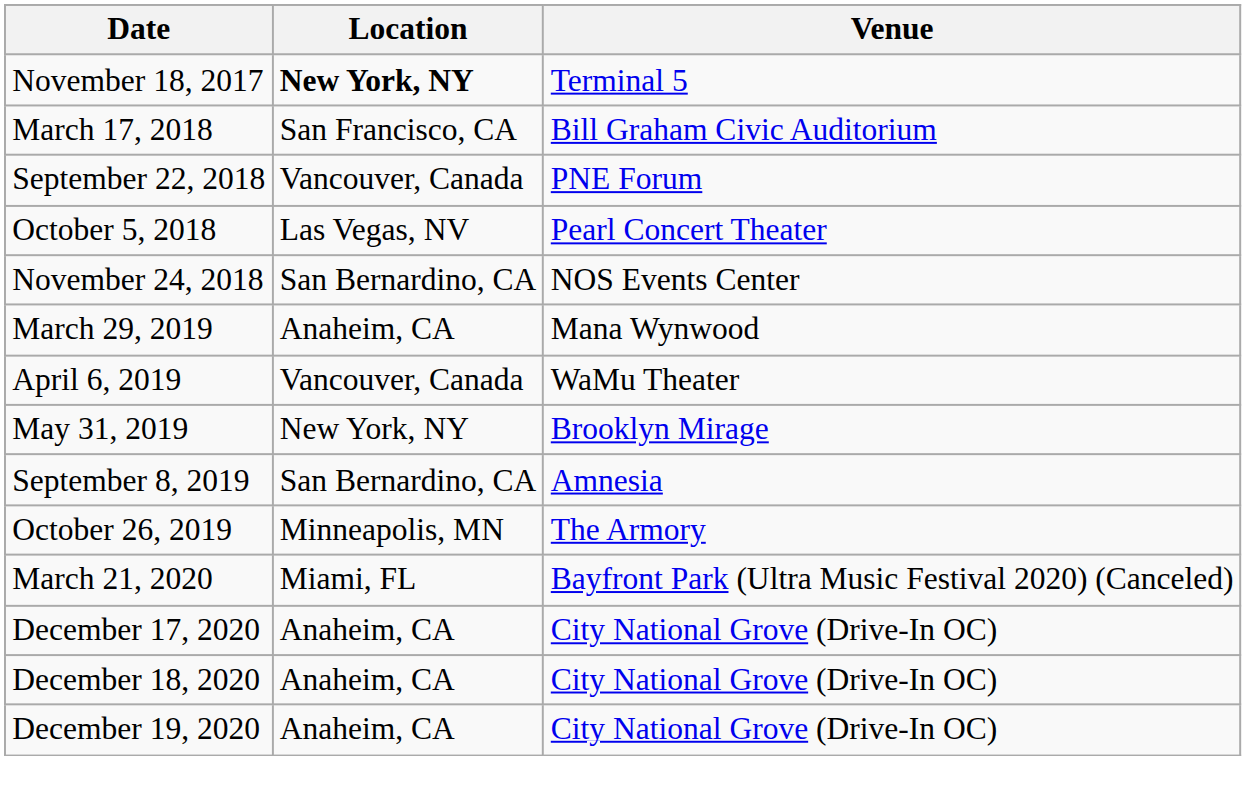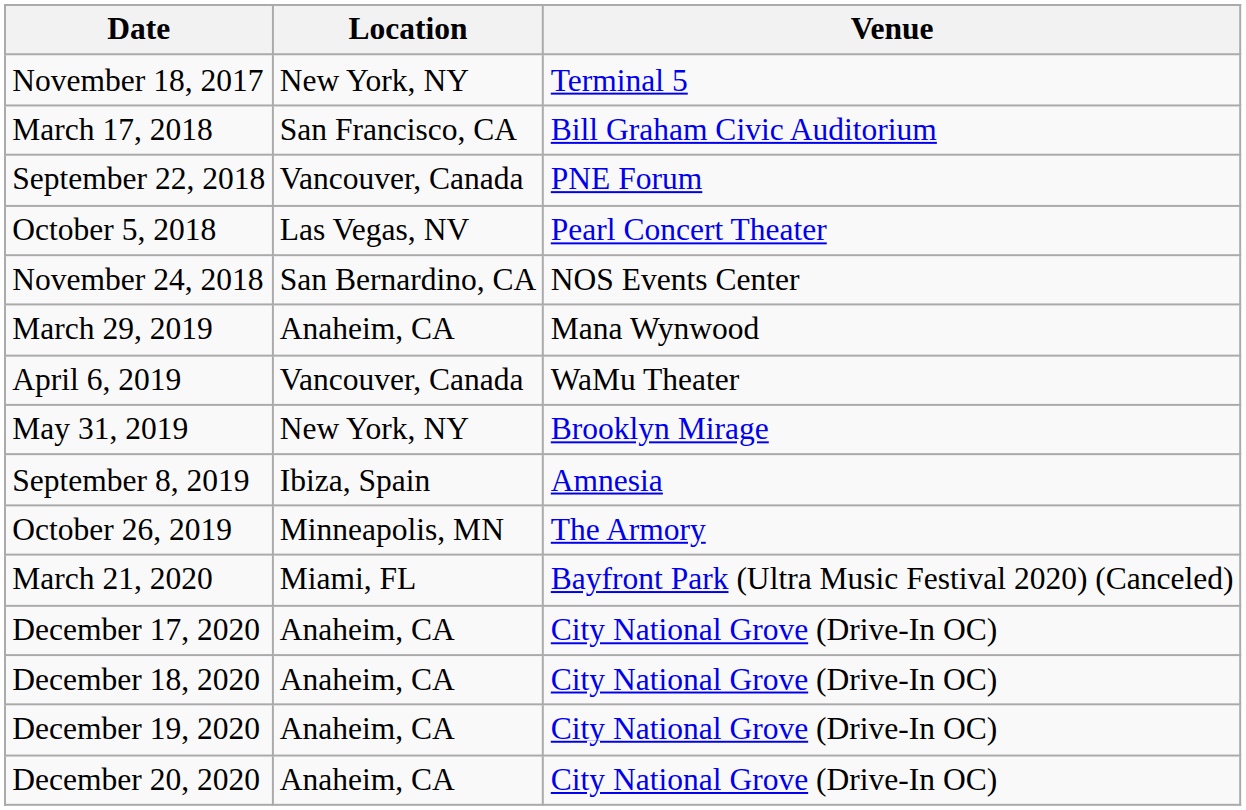(377, 79) bold -> (374, 79) normal
(408, 479) San Bernardino, CA -> (355, 479) Ibiza, Spain
+ row: (136, 779)
